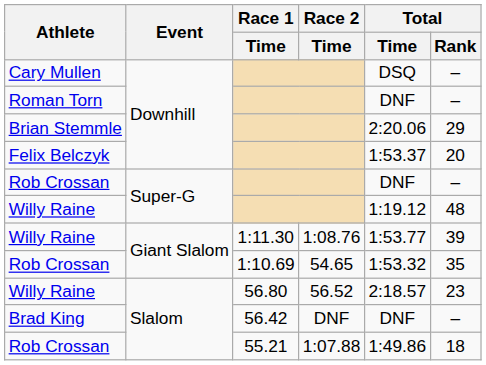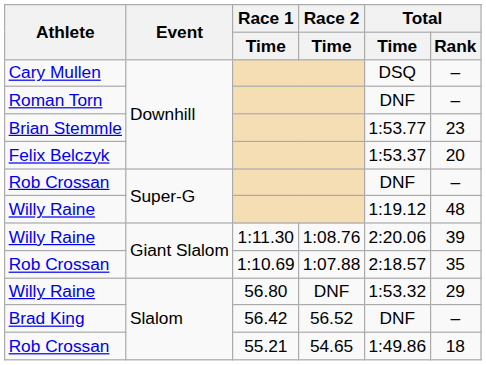(397, 128) 2:20.06 -> (397, 128) 1:53.77
(455, 128) 29 -> (455, 128) 23
(397, 237) 1:53.77 -> (397, 237) 2:20.06
(331, 264) 54.65 -> (331, 264) 1:07.88
(397, 264) 1:53.32 -> (397, 264) 2:18.57
(331, 292) 56.52 -> (331, 292) DNF
(397, 292) 2:18.57 -> (397, 292) 1:53.32
(455, 292) 23 -> (455, 292) 29
(331, 319) DNF -> (331, 319) 56.52
(331, 346) 1:07.88 -> (331, 346) 54.65
